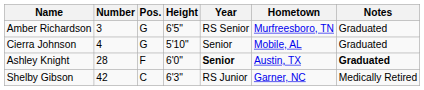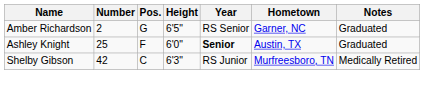(99, 28) 3 -> (99, 28) 2
(294, 28) Murfreesboro, TN -> (280, 28) Garner, NC
- row: (41, 45)
(102, 61) 28 -> (102, 45) 25
(364, 61) bold -> (363, 45) normal
(280, 77) Garner, NC -> (294, 61) Murfreesboro, TN
